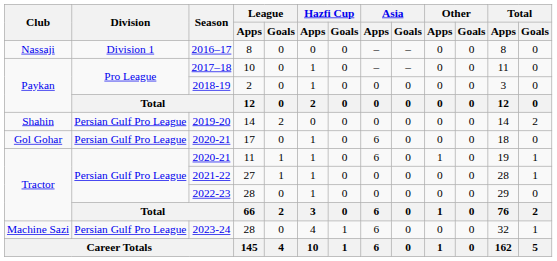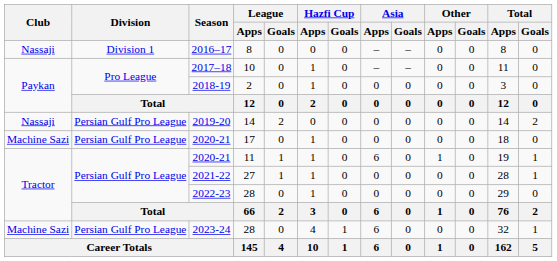(38, 121) Shahin -> (38, 121) Nassaji
(38, 139) Gol Gohar -> (38, 139) Machine Sazi
(376, 139) 6 -> (376, 139) 0
